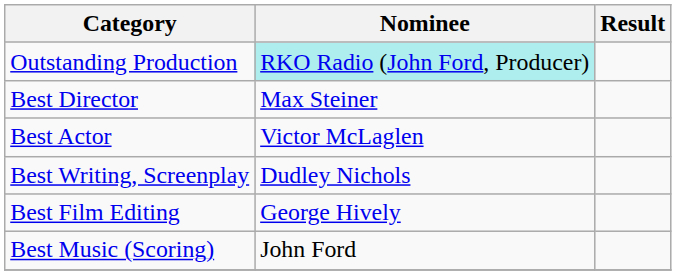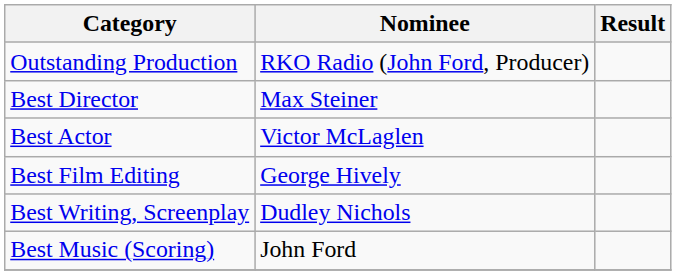(425, 61) paleturquoise background -> (425, 61) no background
rows swapped: (130, 174) <-> (95, 212)
